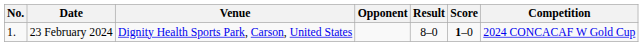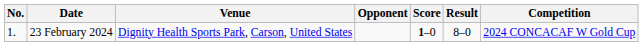columns swapped: (464, 13) <-> (429, 13)
